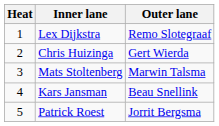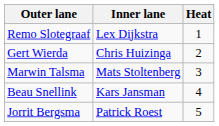columns swapped: (20, 14) <-> (170, 14)
